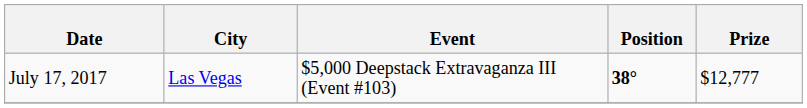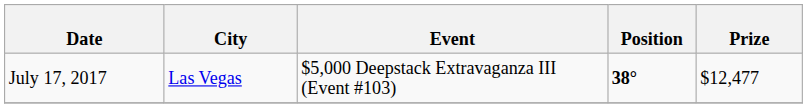(730, 78) $12,777 -> (730, 78) $12,477
